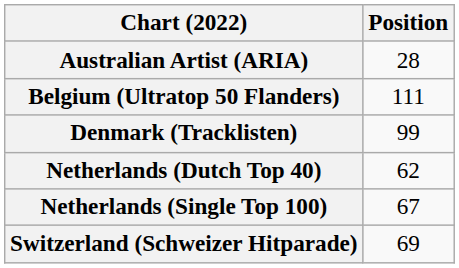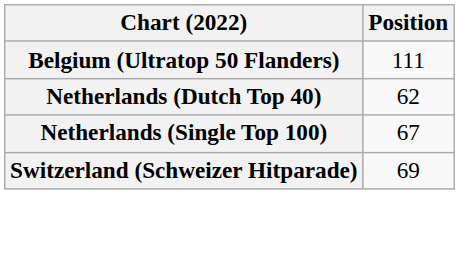- row: (184, 59)
- row: (184, 133)
